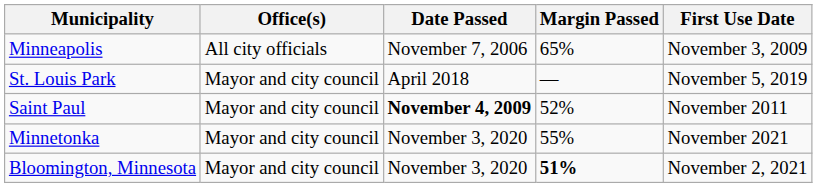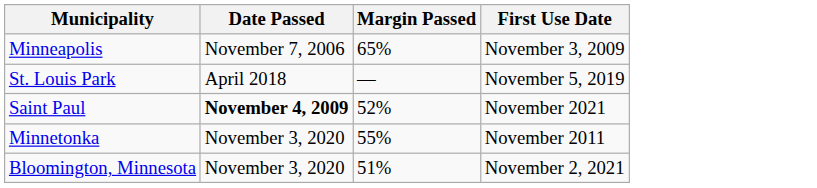- column: (292, 19)
(728, 108) November 2011 -> (545, 108) November 2021
(728, 138) November 2021 -> (545, 138) November 2011
(559, 167) bold -> (374, 167) normal
